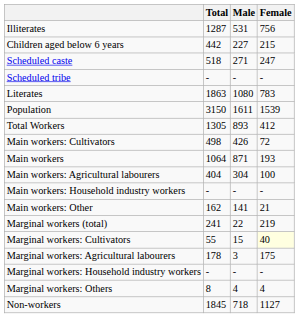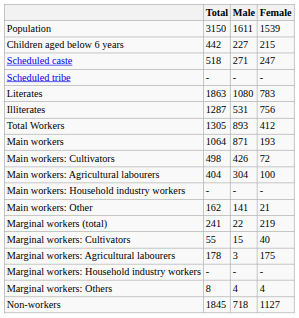rows swapped: (29, 110) <-> (26, 28)
rows swapped: (35, 158) <-> (61, 142)
(265, 239) lightyellow background -> (265, 239) no background
